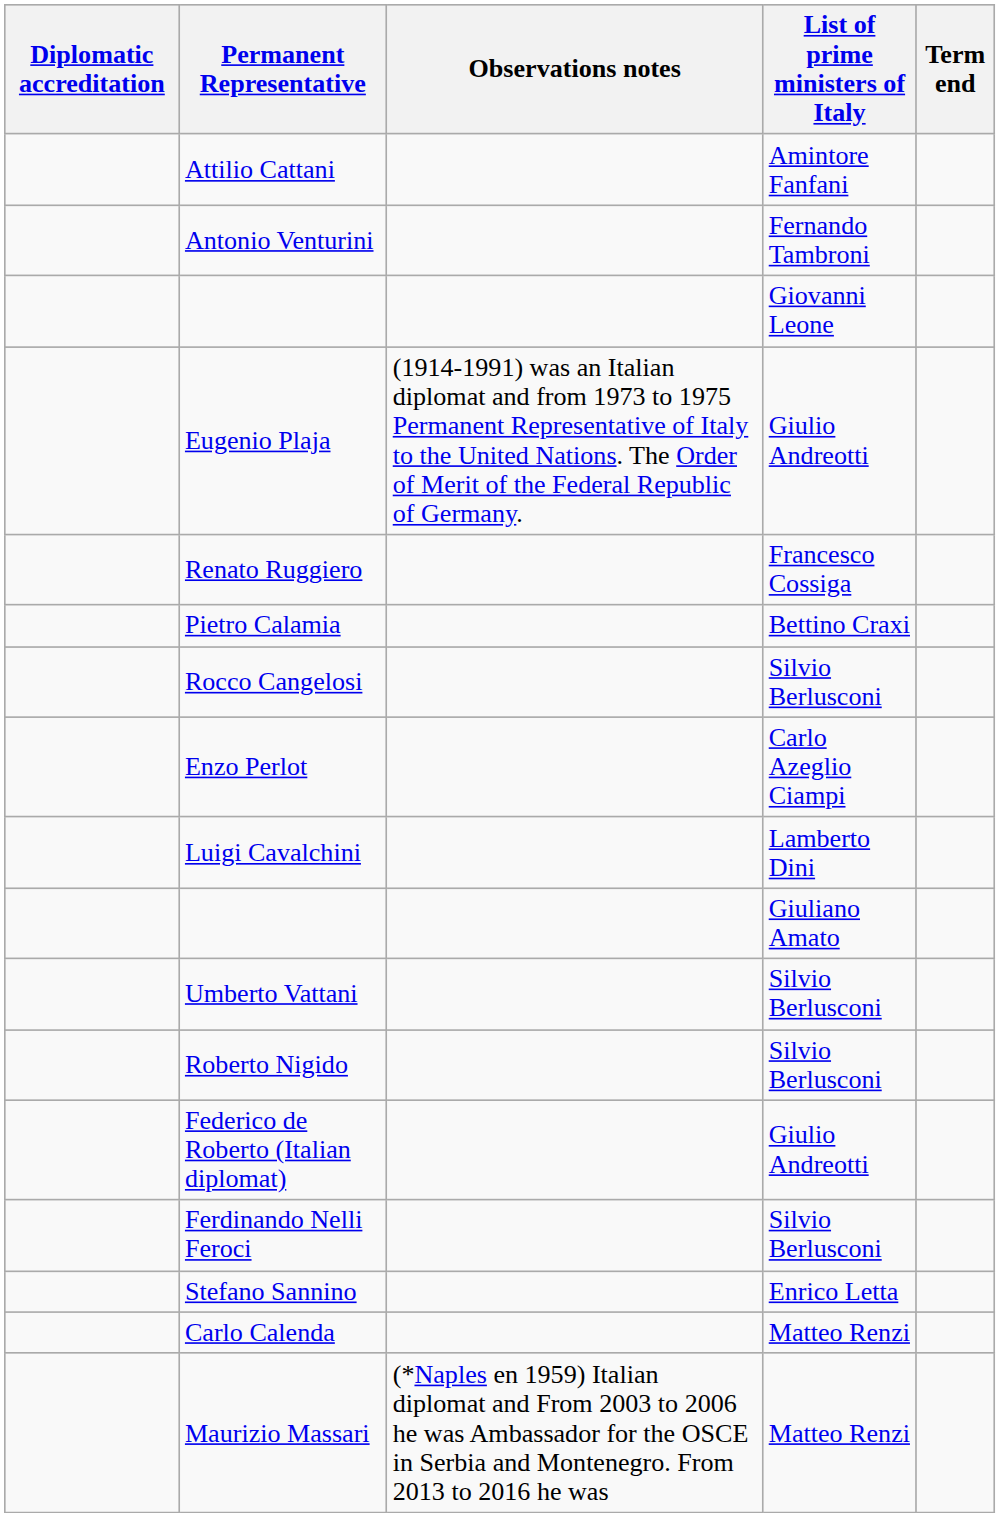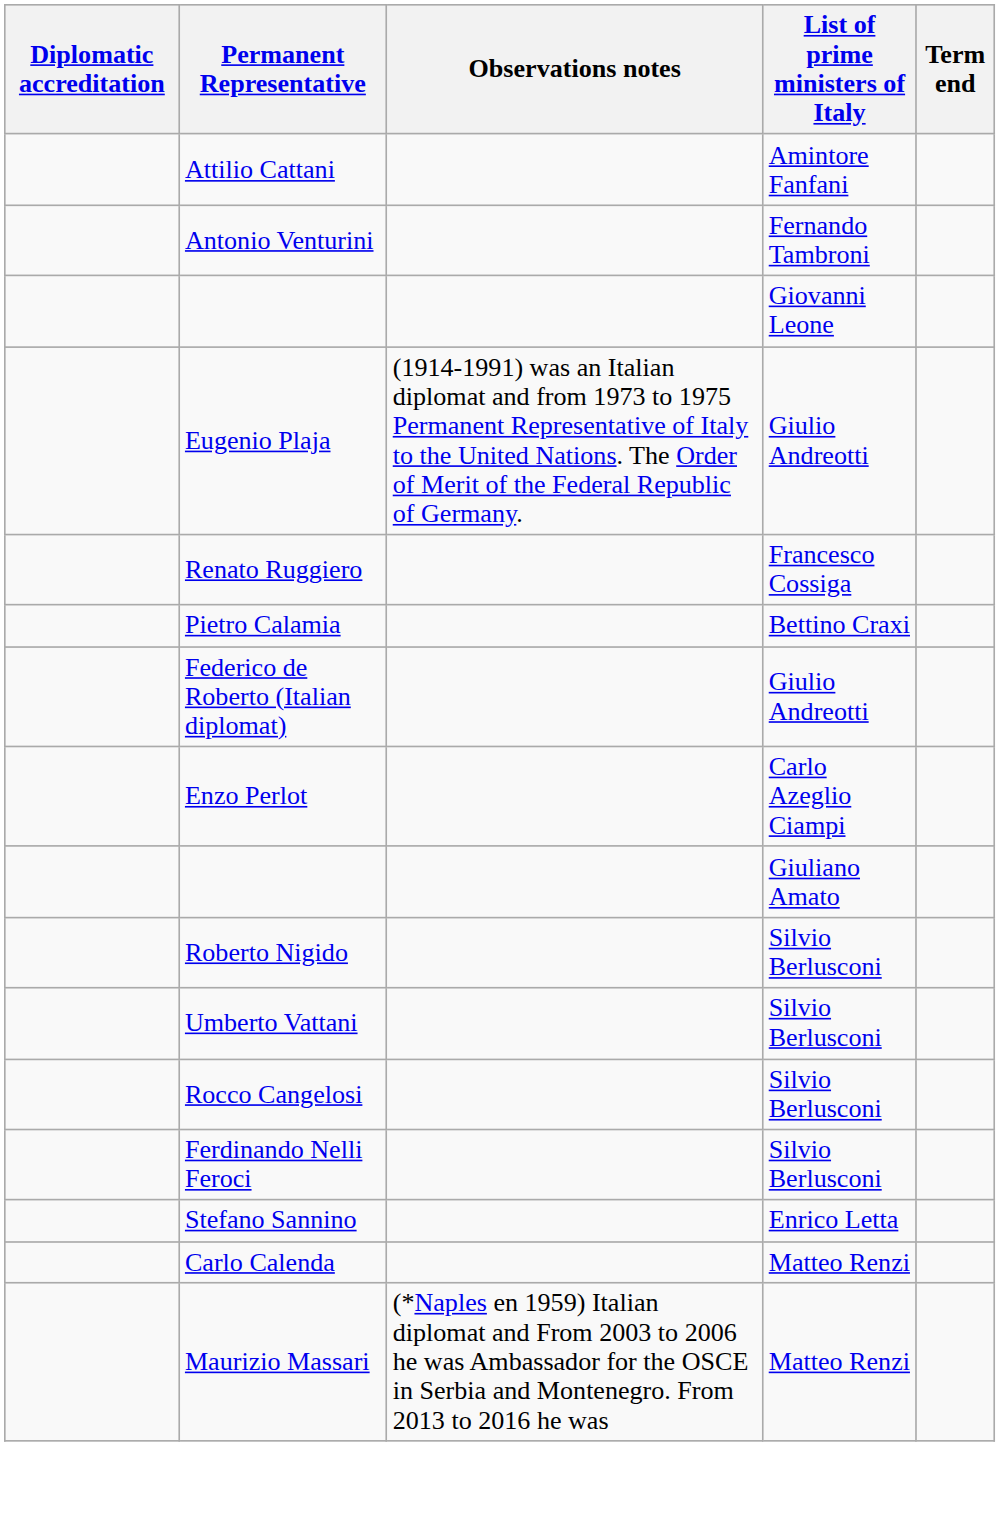rows swapped: (268, 1149) <-> (274, 681)
- row: (273, 852)
rows swapped: (266, 1064) <-> (271, 993)
